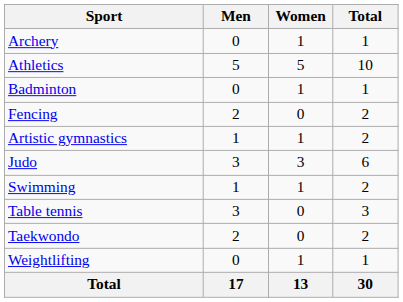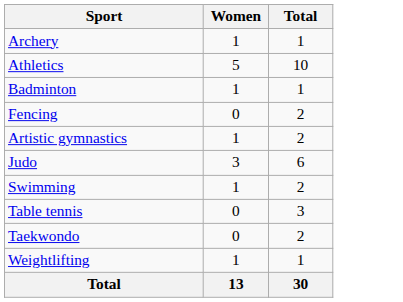- column: (236, 16)
